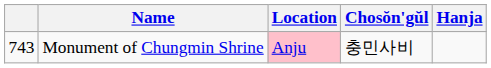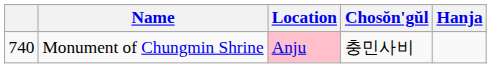(21, 47) 743 -> (21, 47) 740
